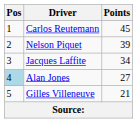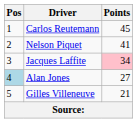(125, 45) 39 -> (125, 45) 41
(125, 61) no background -> (125, 61) pink background
